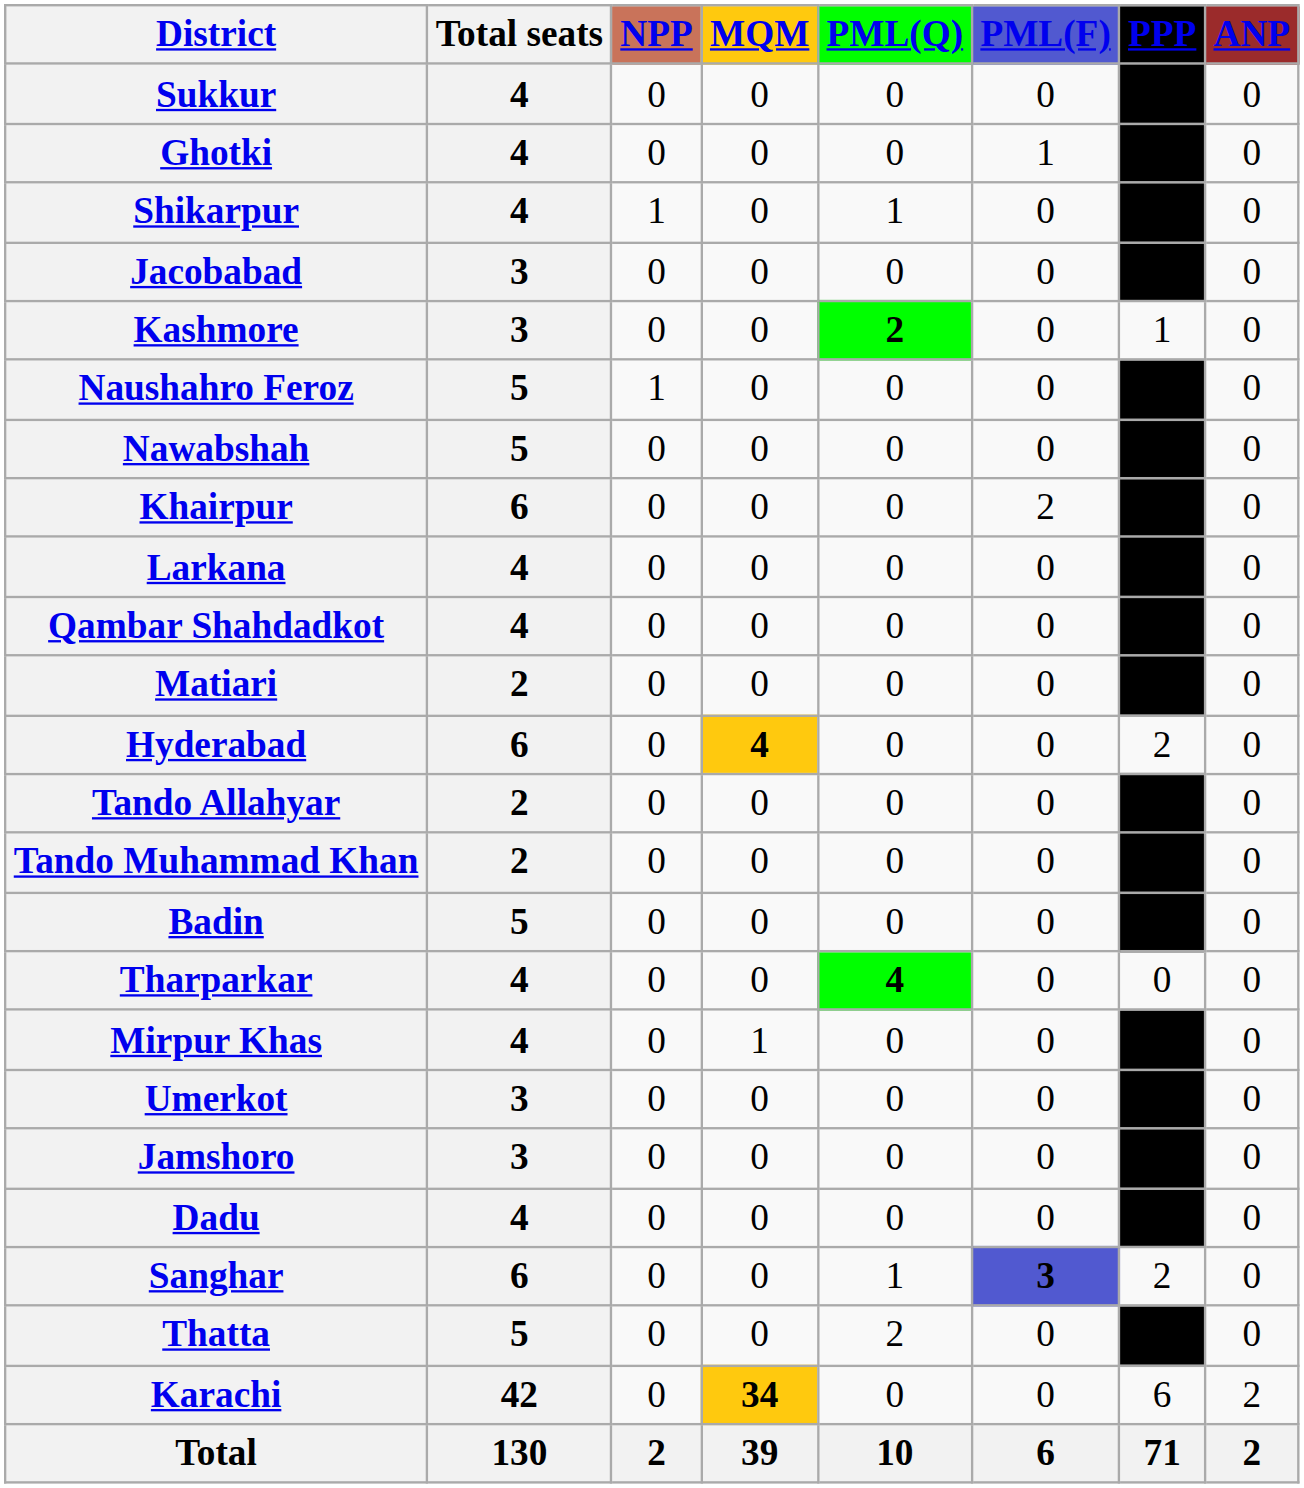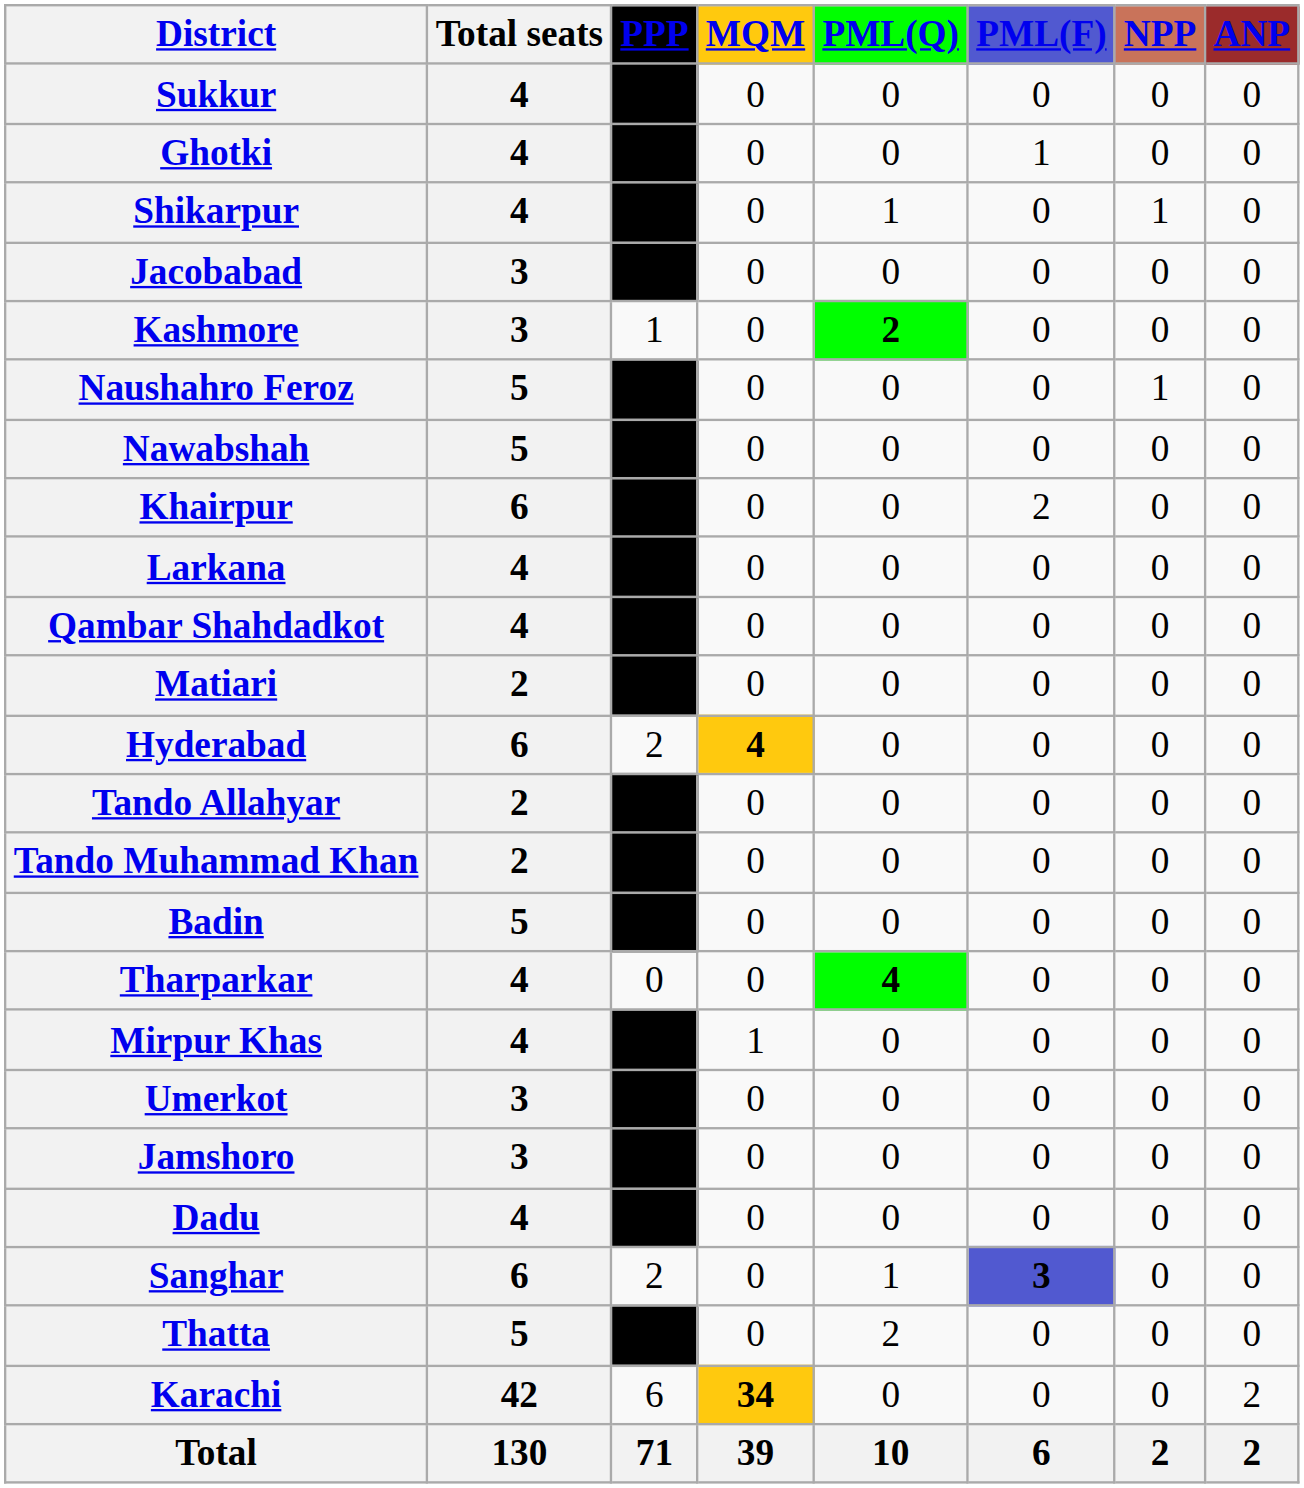columns swapped: (1162, 34) <-> (657, 34)
